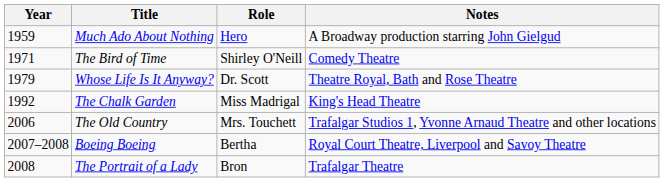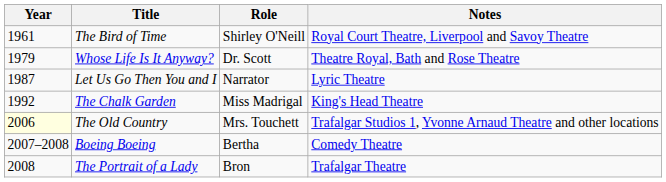- row: (144, 36)
(21, 58) 1971 -> (21, 36) 1961
(354, 58) Comedy Theatre -> (450, 36) Royal Court Theatre, Liverpool and Savoy Theatre
+ row: (146, 79)
(21, 123) no background -> (21, 123) lightyellow background
(447, 144) Royal Court Theatre, Liverpool and Savoy Theatre -> (357, 144) Comedy Theatre
